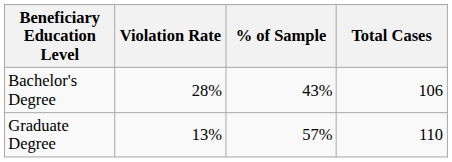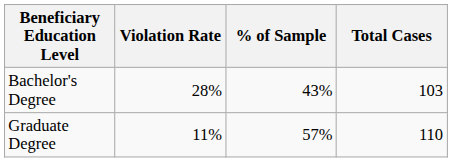(431, 90) 106 -> (431, 90) 103
(207, 134) 13% -> (207, 134) 11%
